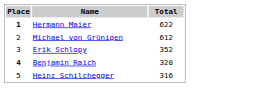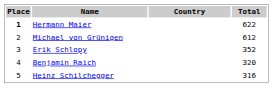+ column: (190, 12)
(18, 63) bold -> (18, 63) normal
